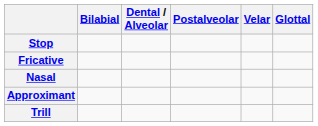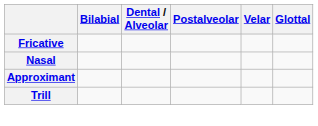- row: (41, 43)
